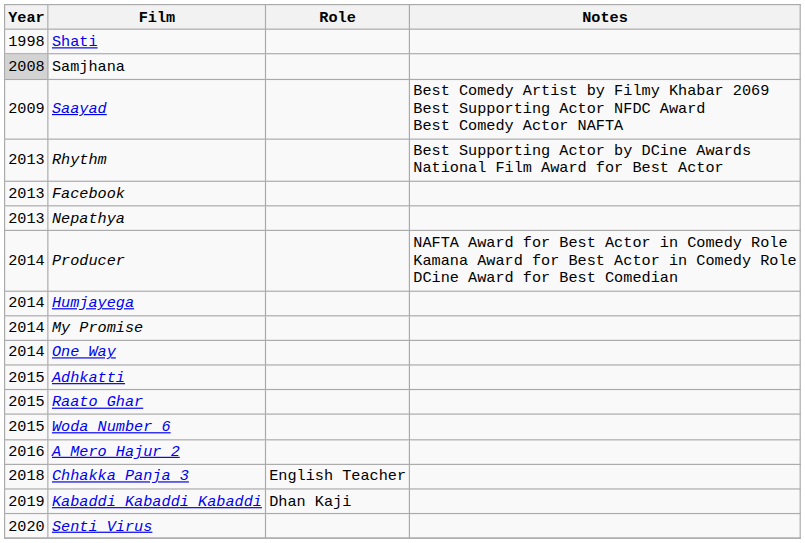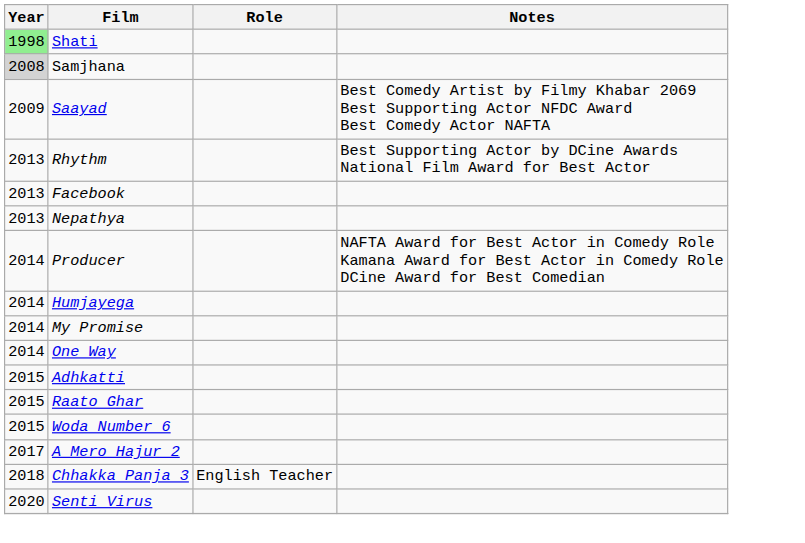(26, 42) no background -> (26, 42) lightgreen background
(26, 452) 2016 -> (26, 452) 2017
- row: (157, 501)
